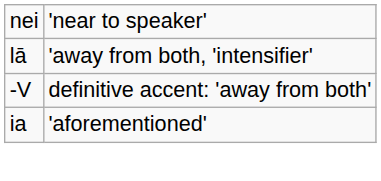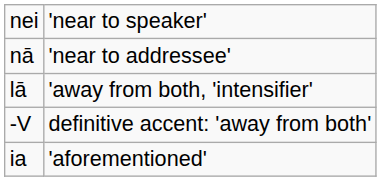+ row: (22, 55)
